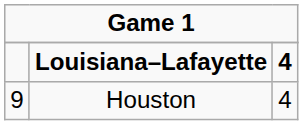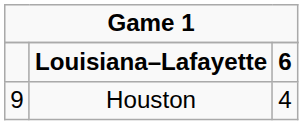(285, 61) 4 -> (285, 61) 6
